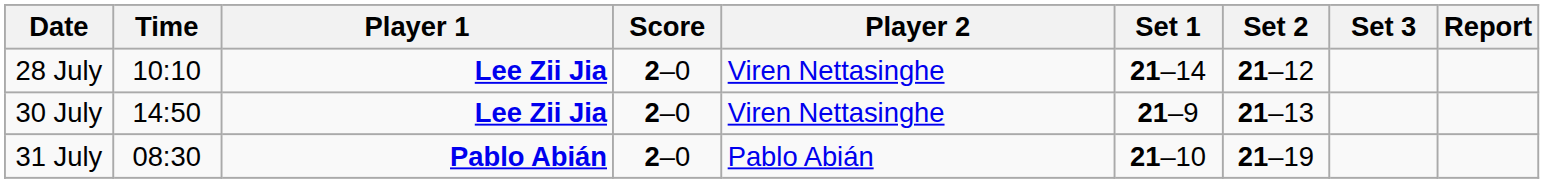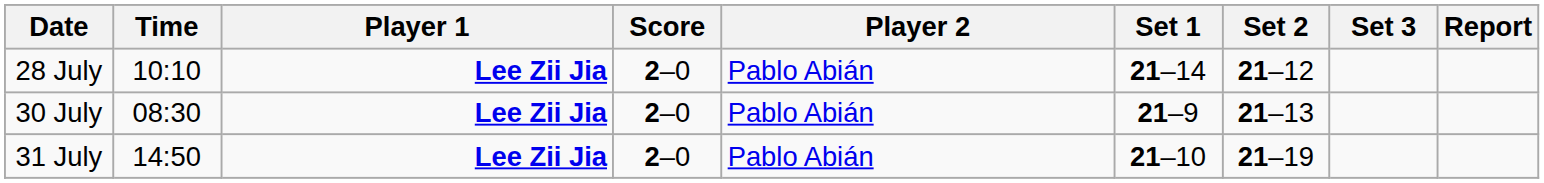(836, 70) Viren Nettasinghe -> (801, 70) Pablo Abián
(167, 113) 14:50 -> (167, 113) 08:30
(836, 113) Viren Nettasinghe -> (801, 113) Pablo Abián
(167, 157) 08:30 -> (167, 157) 14:50
(529, 157) Pablo Abián -> (541, 157) Lee Zii Jia
